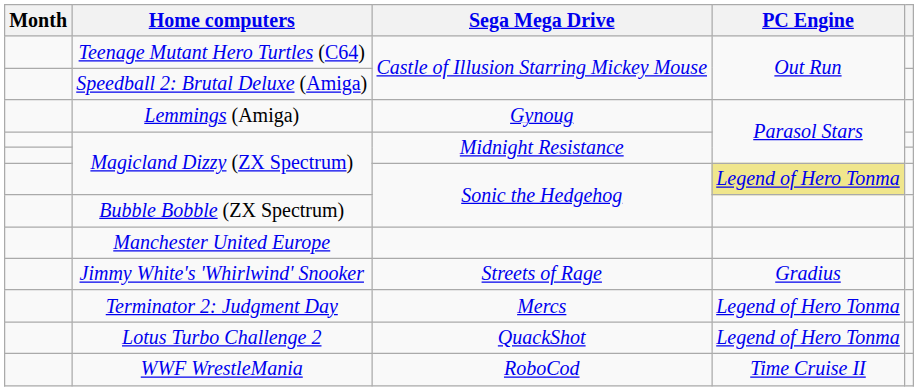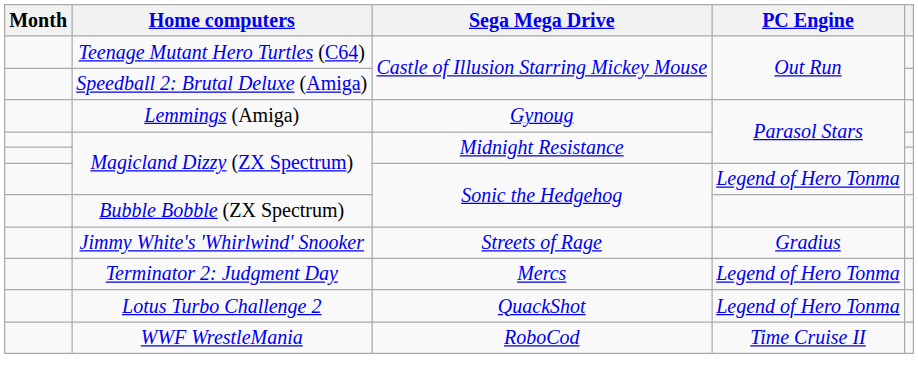(808, 178) khaki background -> (808, 178) no background
- row: (222, 242)
